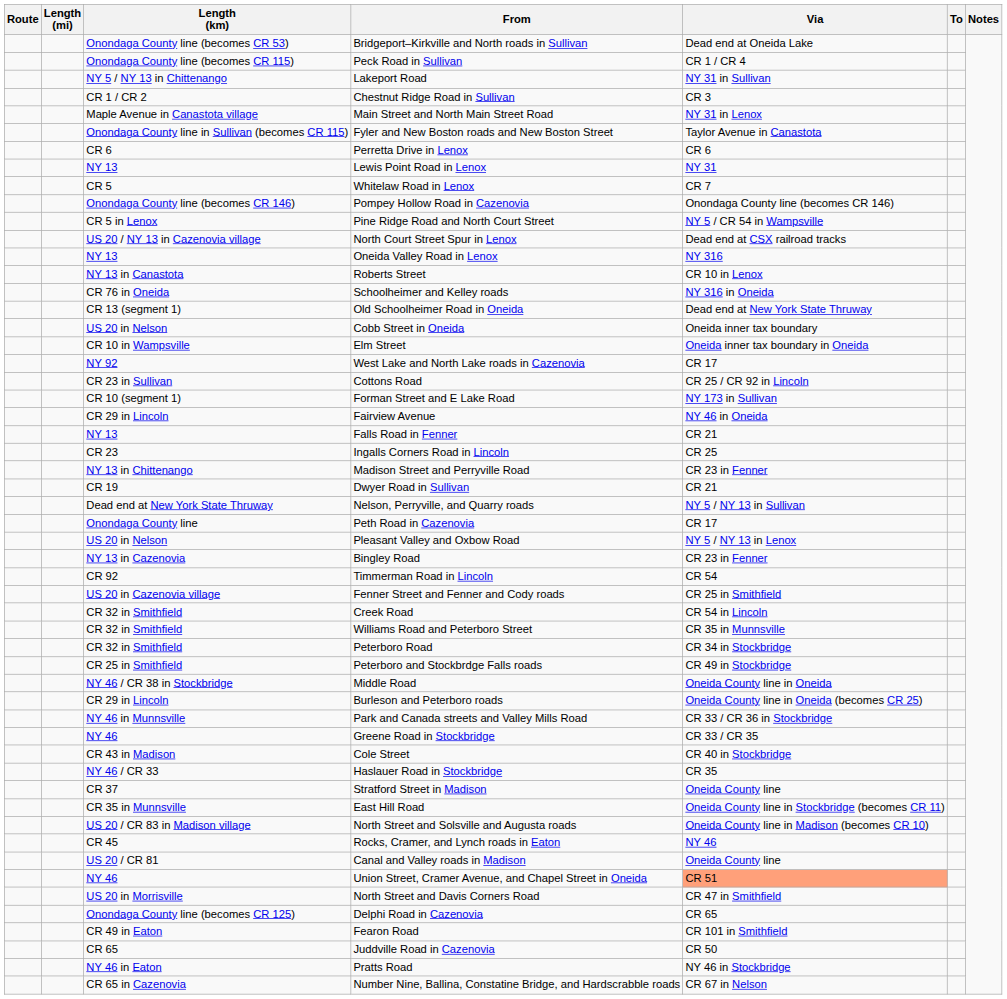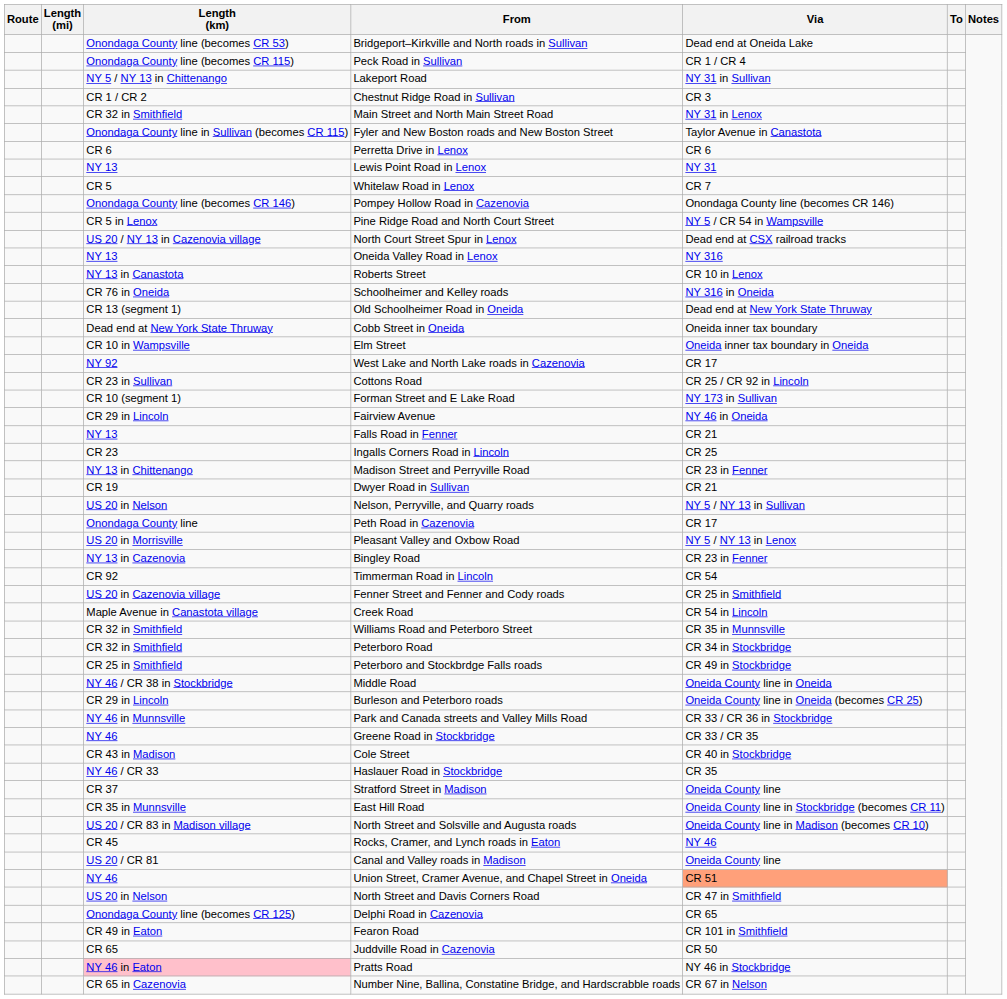(172, 114) Maple Avenue in Canastota village -> (134, 114) CR 32 in Smithfield
(127, 327) US 20 in Nelson -> (180, 327) Dead end at New York State Thruway
(180, 505) Dead end at New York State Thruway -> (127, 505) US 20 in Nelson
(127, 541) US 20 in Nelson -> (135, 541) US 20 in Morrisville
(134, 612) CR 32 in Smithfield -> (172, 612) Maple Avenue in Canastota village
(135, 896) US 20 in Morrisville -> (127, 896) US 20 in Nelson
(124, 967) no background -> (124, 967) pink background
